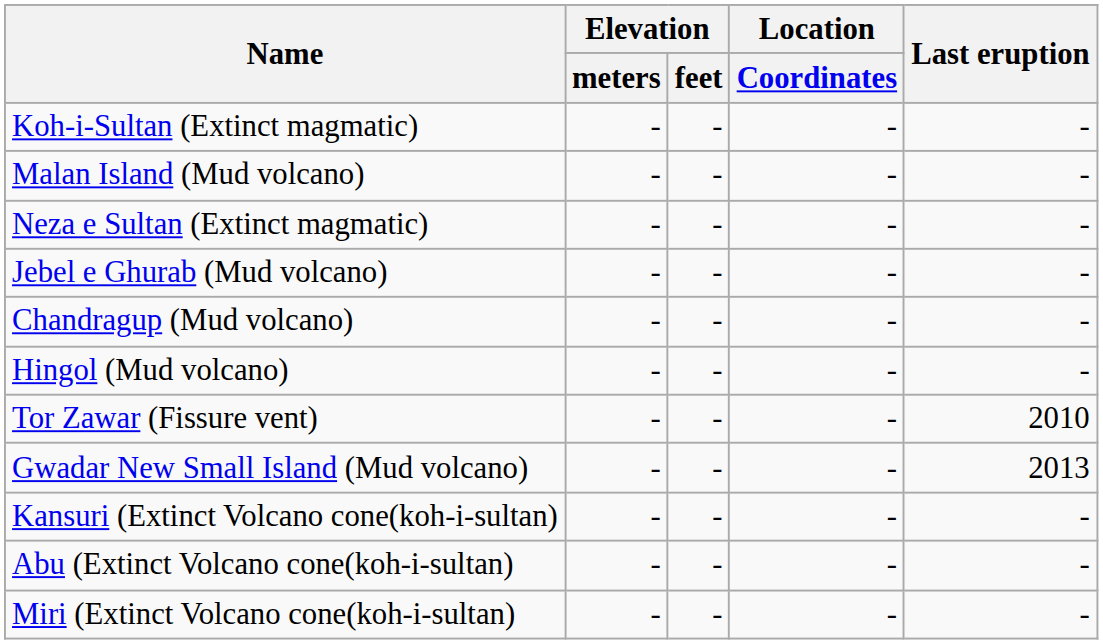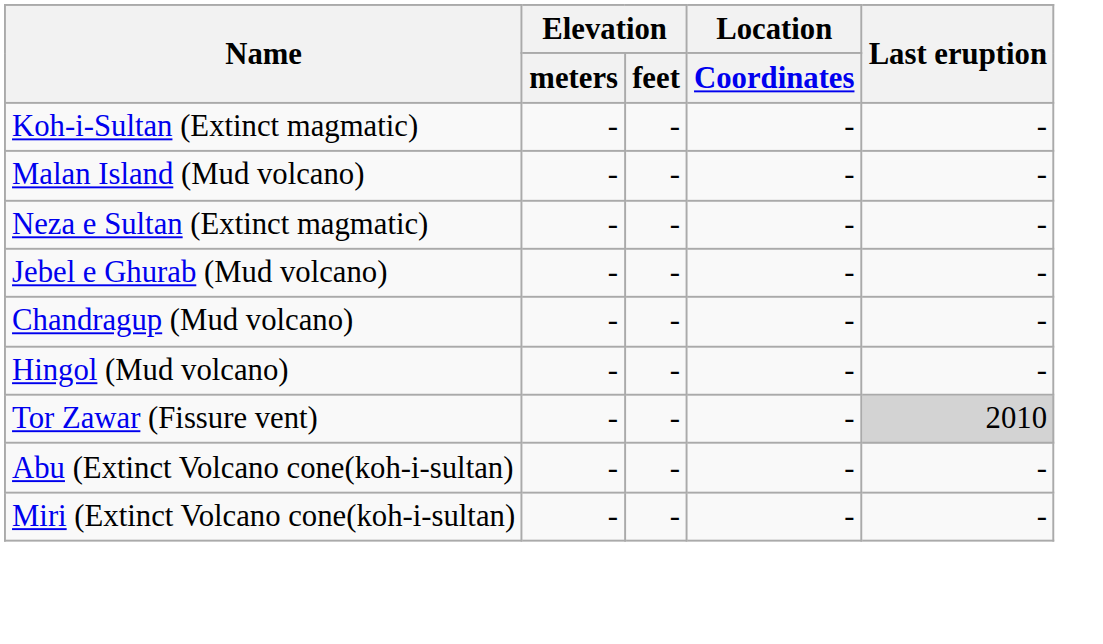(1059, 418) no background -> (1016, 418) lightgrey background
- row: (270, 467)
- row: (285, 516)
